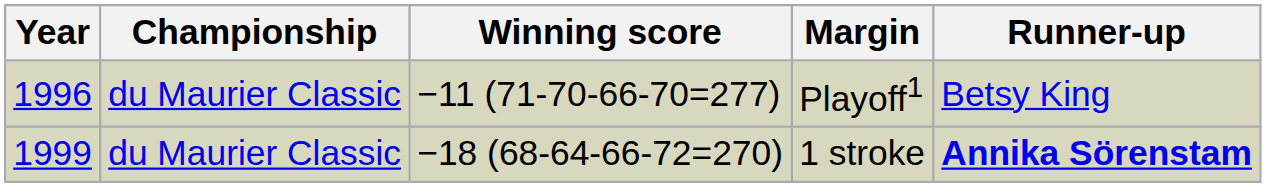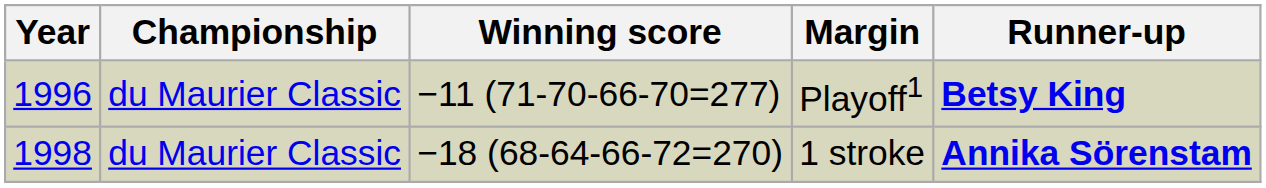(1026, 93) normal -> (1034, 93) bold
(53, 154) 1999 -> (53, 154) 1998
